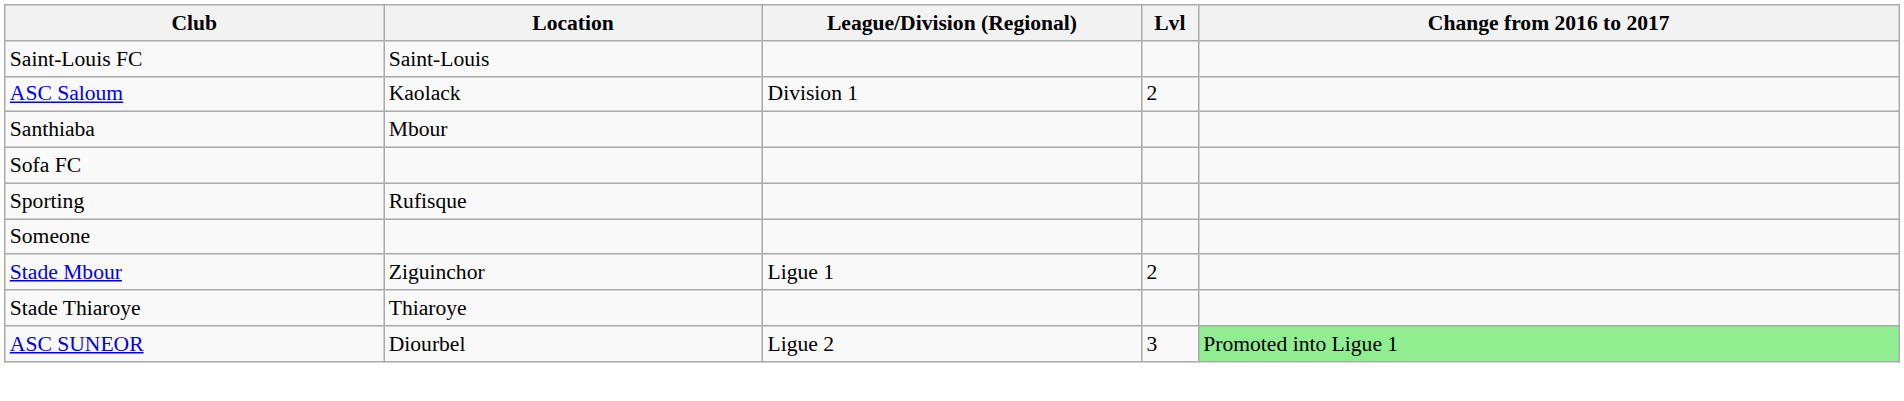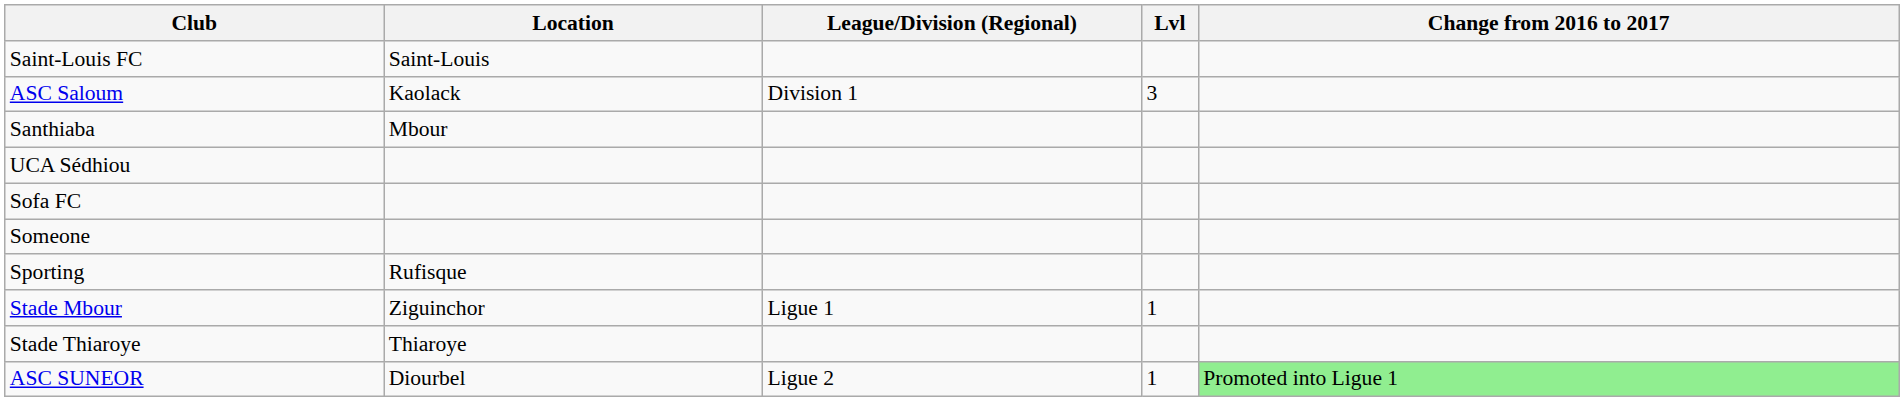(1152, 93) 2 -> (1152, 93) 3
+ row: (70, 165)
rows swapped: (50, 236) <-> (47, 200)
(1152, 272) 2 -> (1152, 307) 1
(1152, 343) 3 -> (1152, 378) 1
